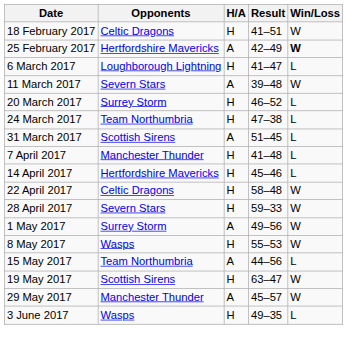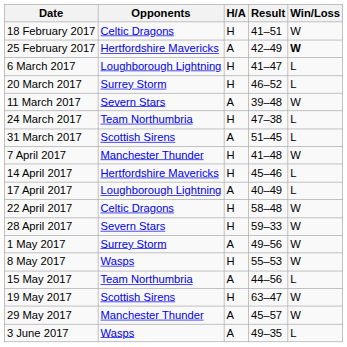rows swapped: (44, 84) <-> (44, 102)
(293, 155) L -> (296, 155) W
+ row: (40, 191)
(231, 315) H -> (230, 333) A
